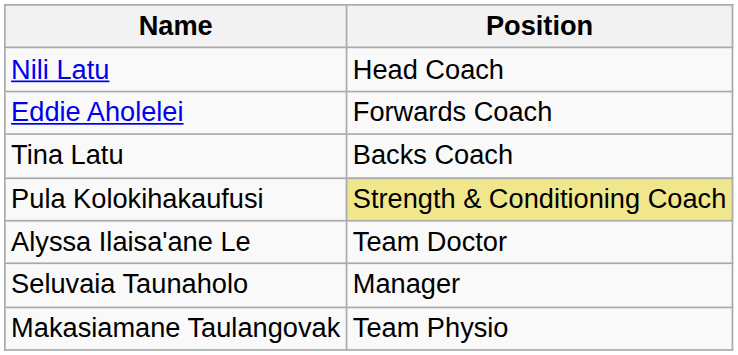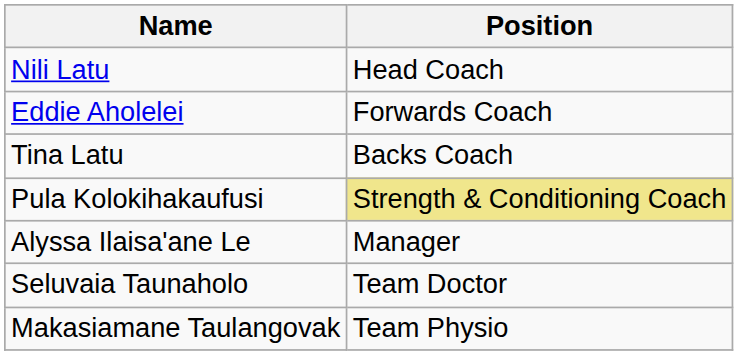(430, 241) Team Doctor -> (406, 241) Manager
(406, 284) Manager -> (430, 284) Team Doctor
